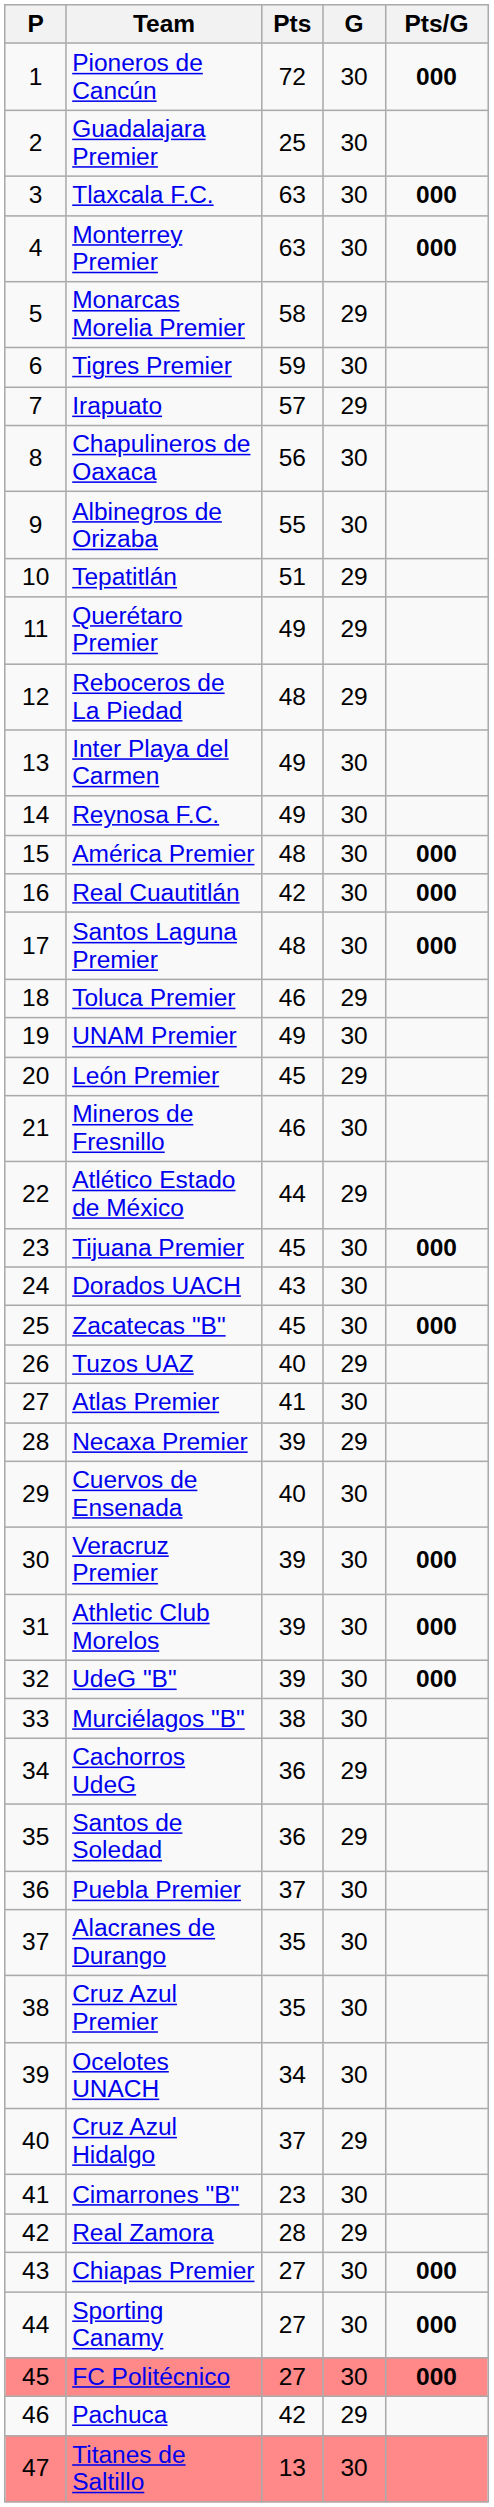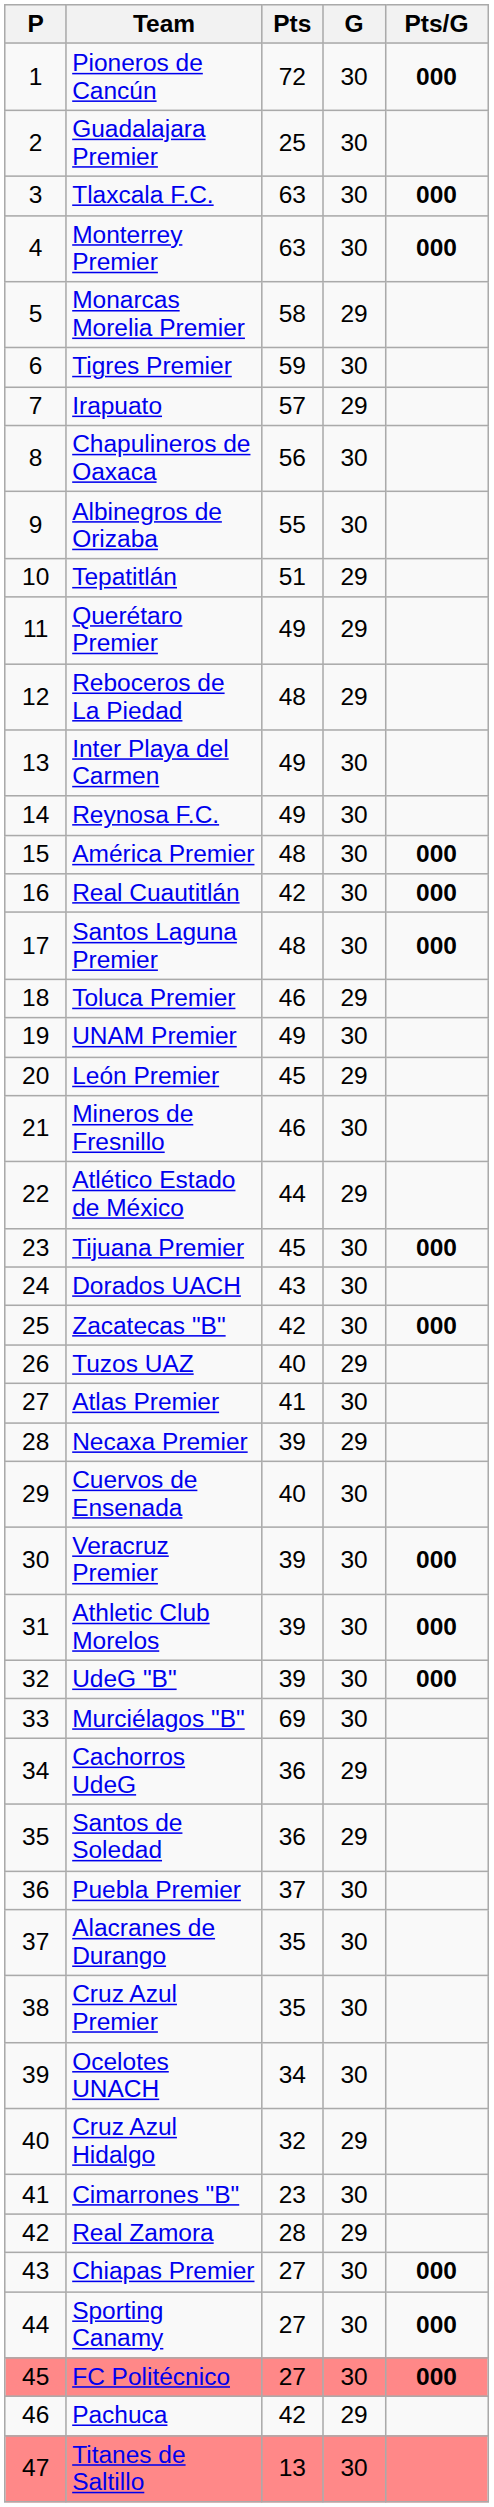(292, 1324) 45 -> (292, 1324) 42
(292, 1718) 38 -> (292, 1718) 69
(292, 2141) 37 -> (292, 2141) 32
